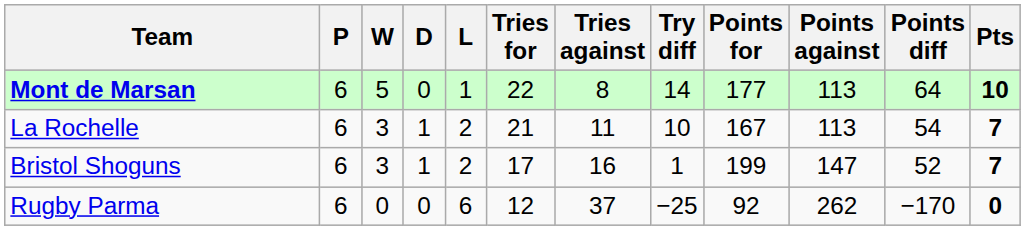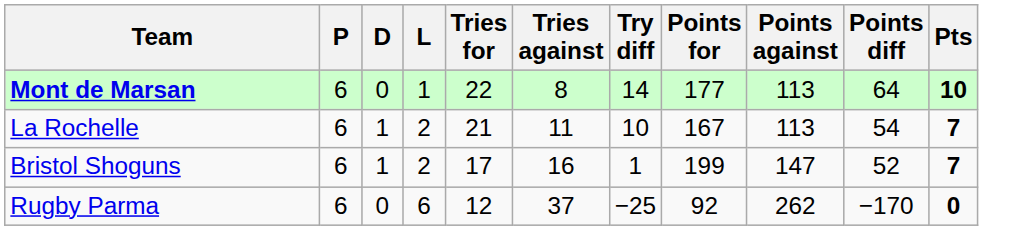- column: (382, 37)
